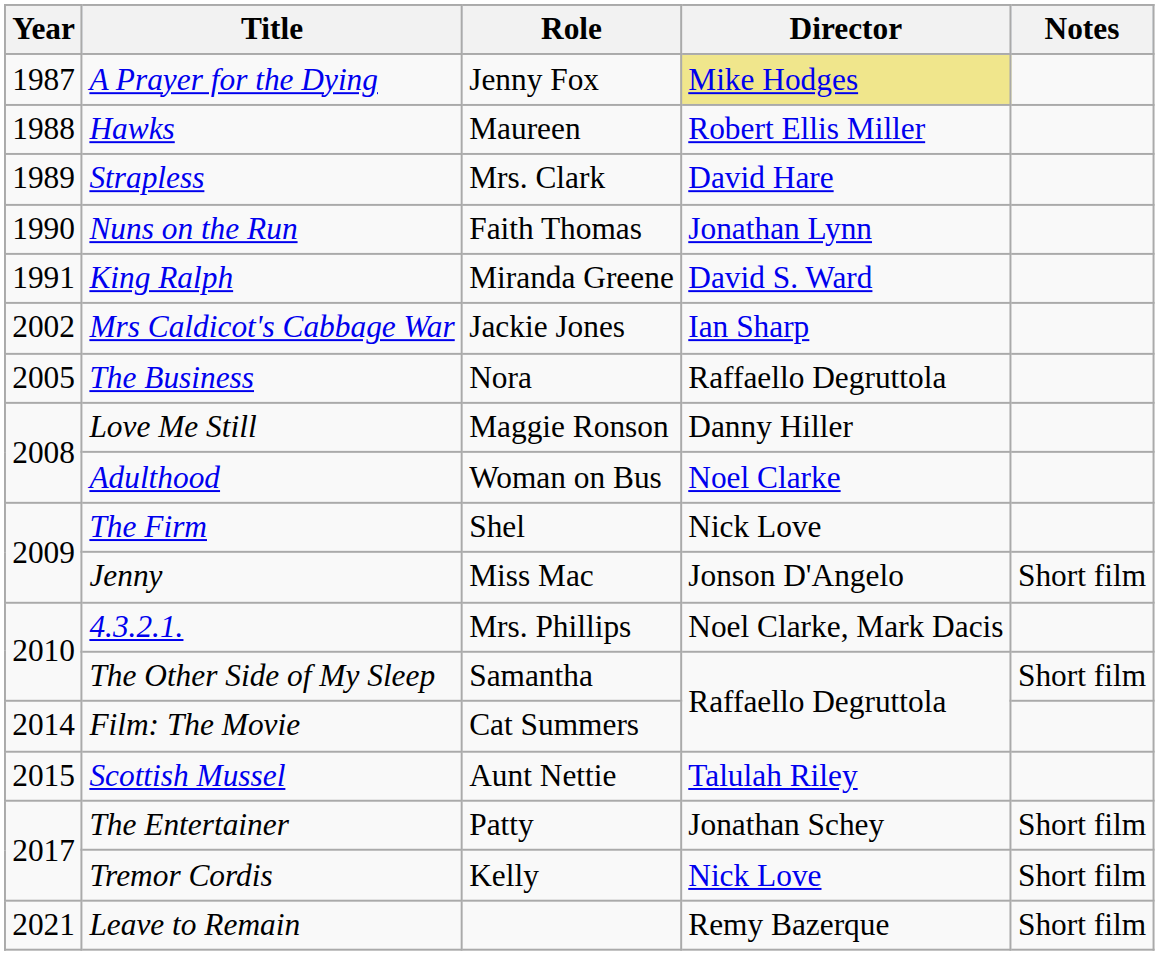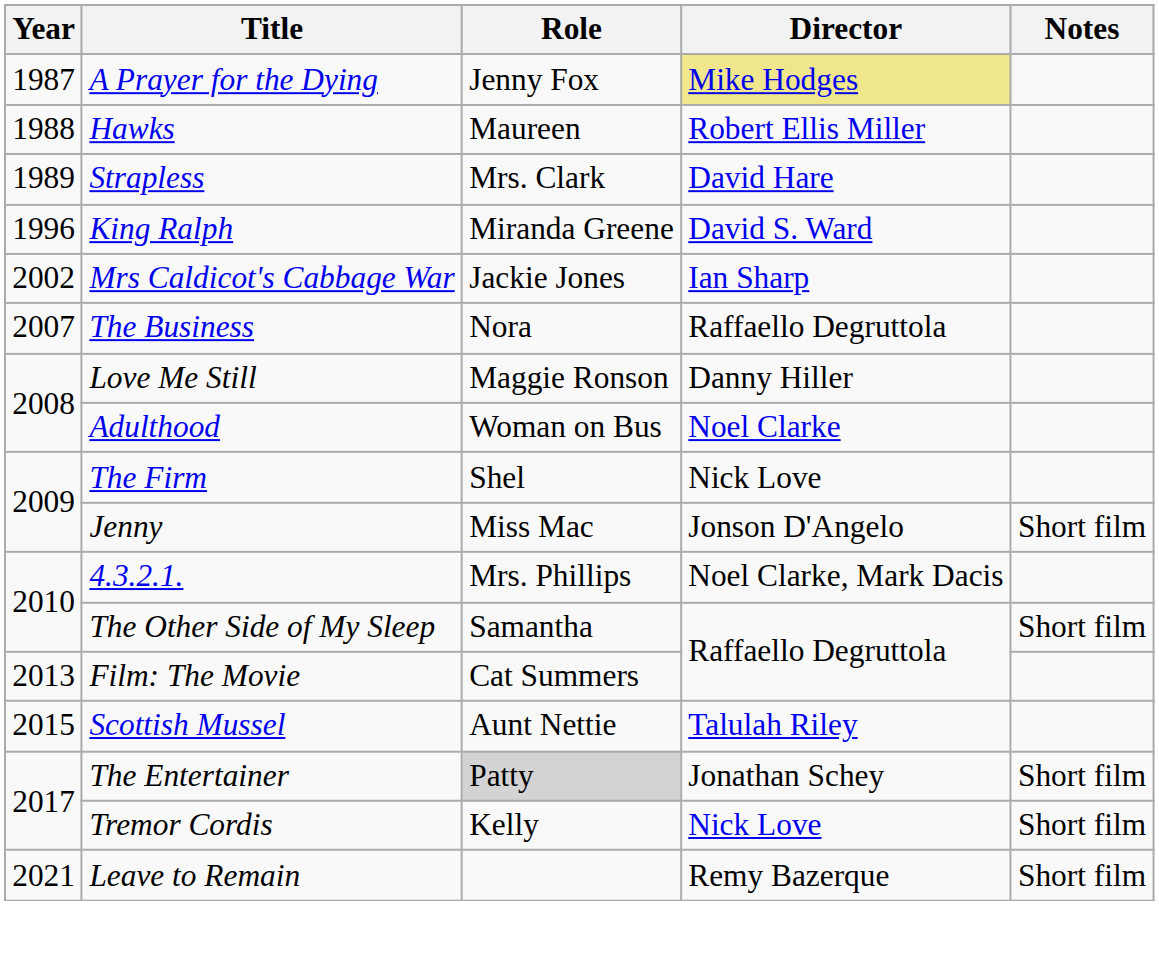- row: (193, 228)
(44, 278) 1991 -> (44, 228) 1996
(44, 377) 2005 -> (44, 327) 2007
(44, 725) 2014 -> (44, 675) 2013
(501, 825) no background -> (501, 775) lightgrey background
